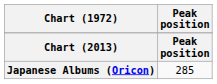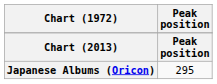(185, 70) 285 -> (185, 70) 295
